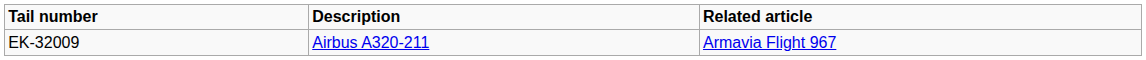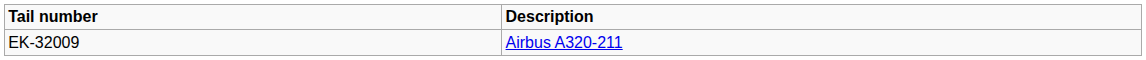- column: (758, 17)
